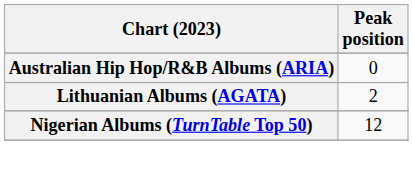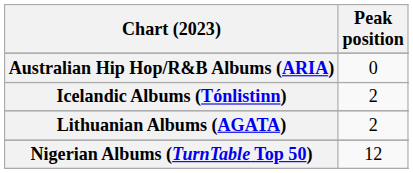+ row: (171, 96)
